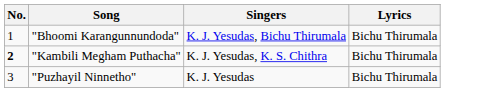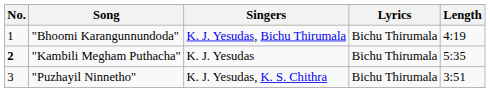+ column: (463, 15)
(257, 56) K. J. Yesudas, K. S. Chithra -> (220, 56) K. J. Yesudas
(220, 77) K. J. Yesudas -> (257, 77) K. J. Yesudas, K. S. Chithra
